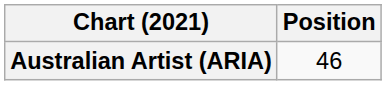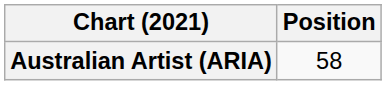(329, 60) 46 -> (329, 60) 58
